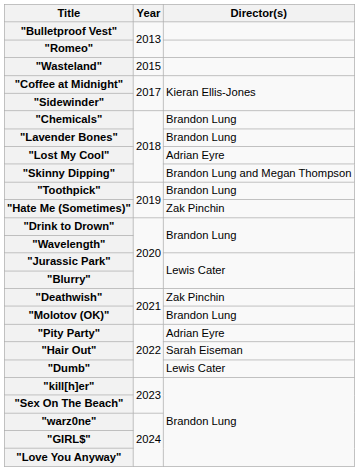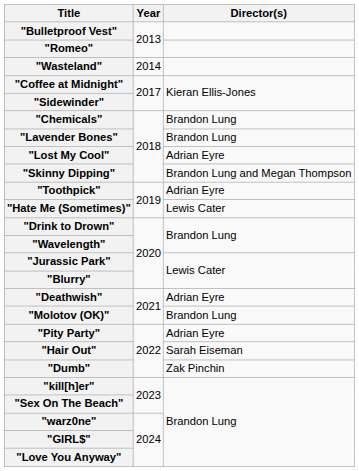(148, 66) 2015 -> (148, 66) 2014
(201, 191) Brandon Lung -> (195, 191) Adrian Eyre
(195, 208) Zak Pinchin -> (196, 208) Lewis Cater
(195, 297) Zak Pinchin -> (195, 297) Adrian Eyre
(196, 368) Lewis Cater -> (195, 368) Zak Pinchin
